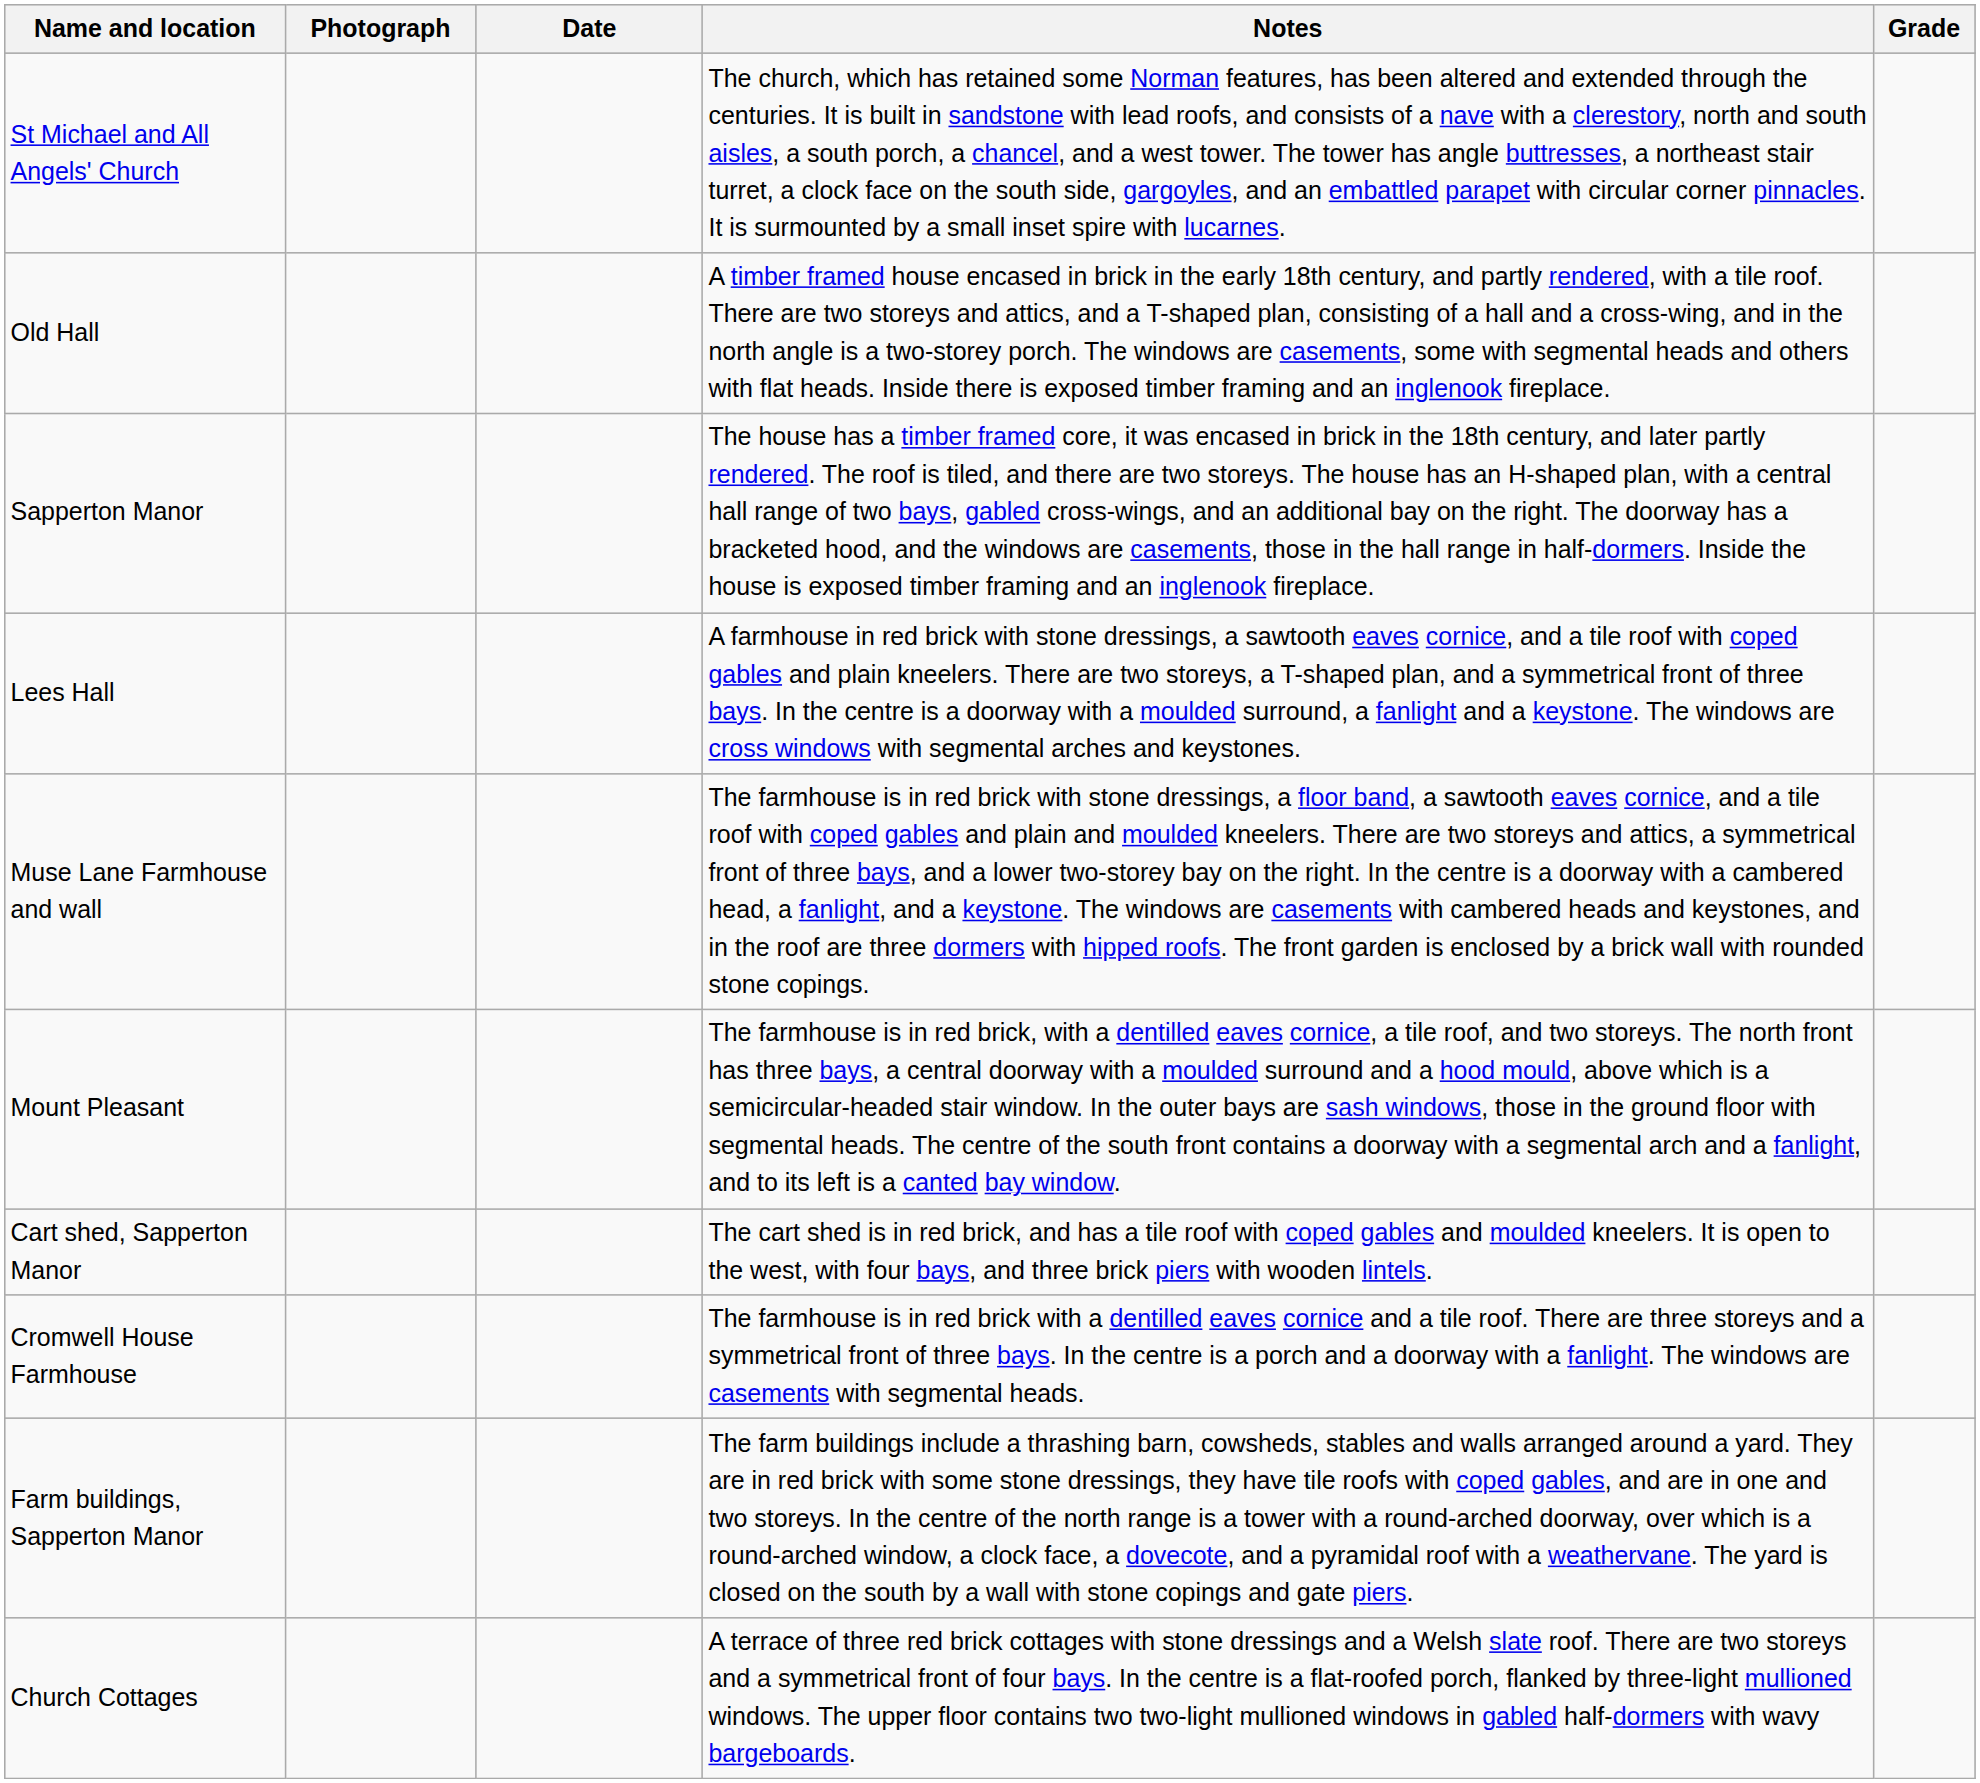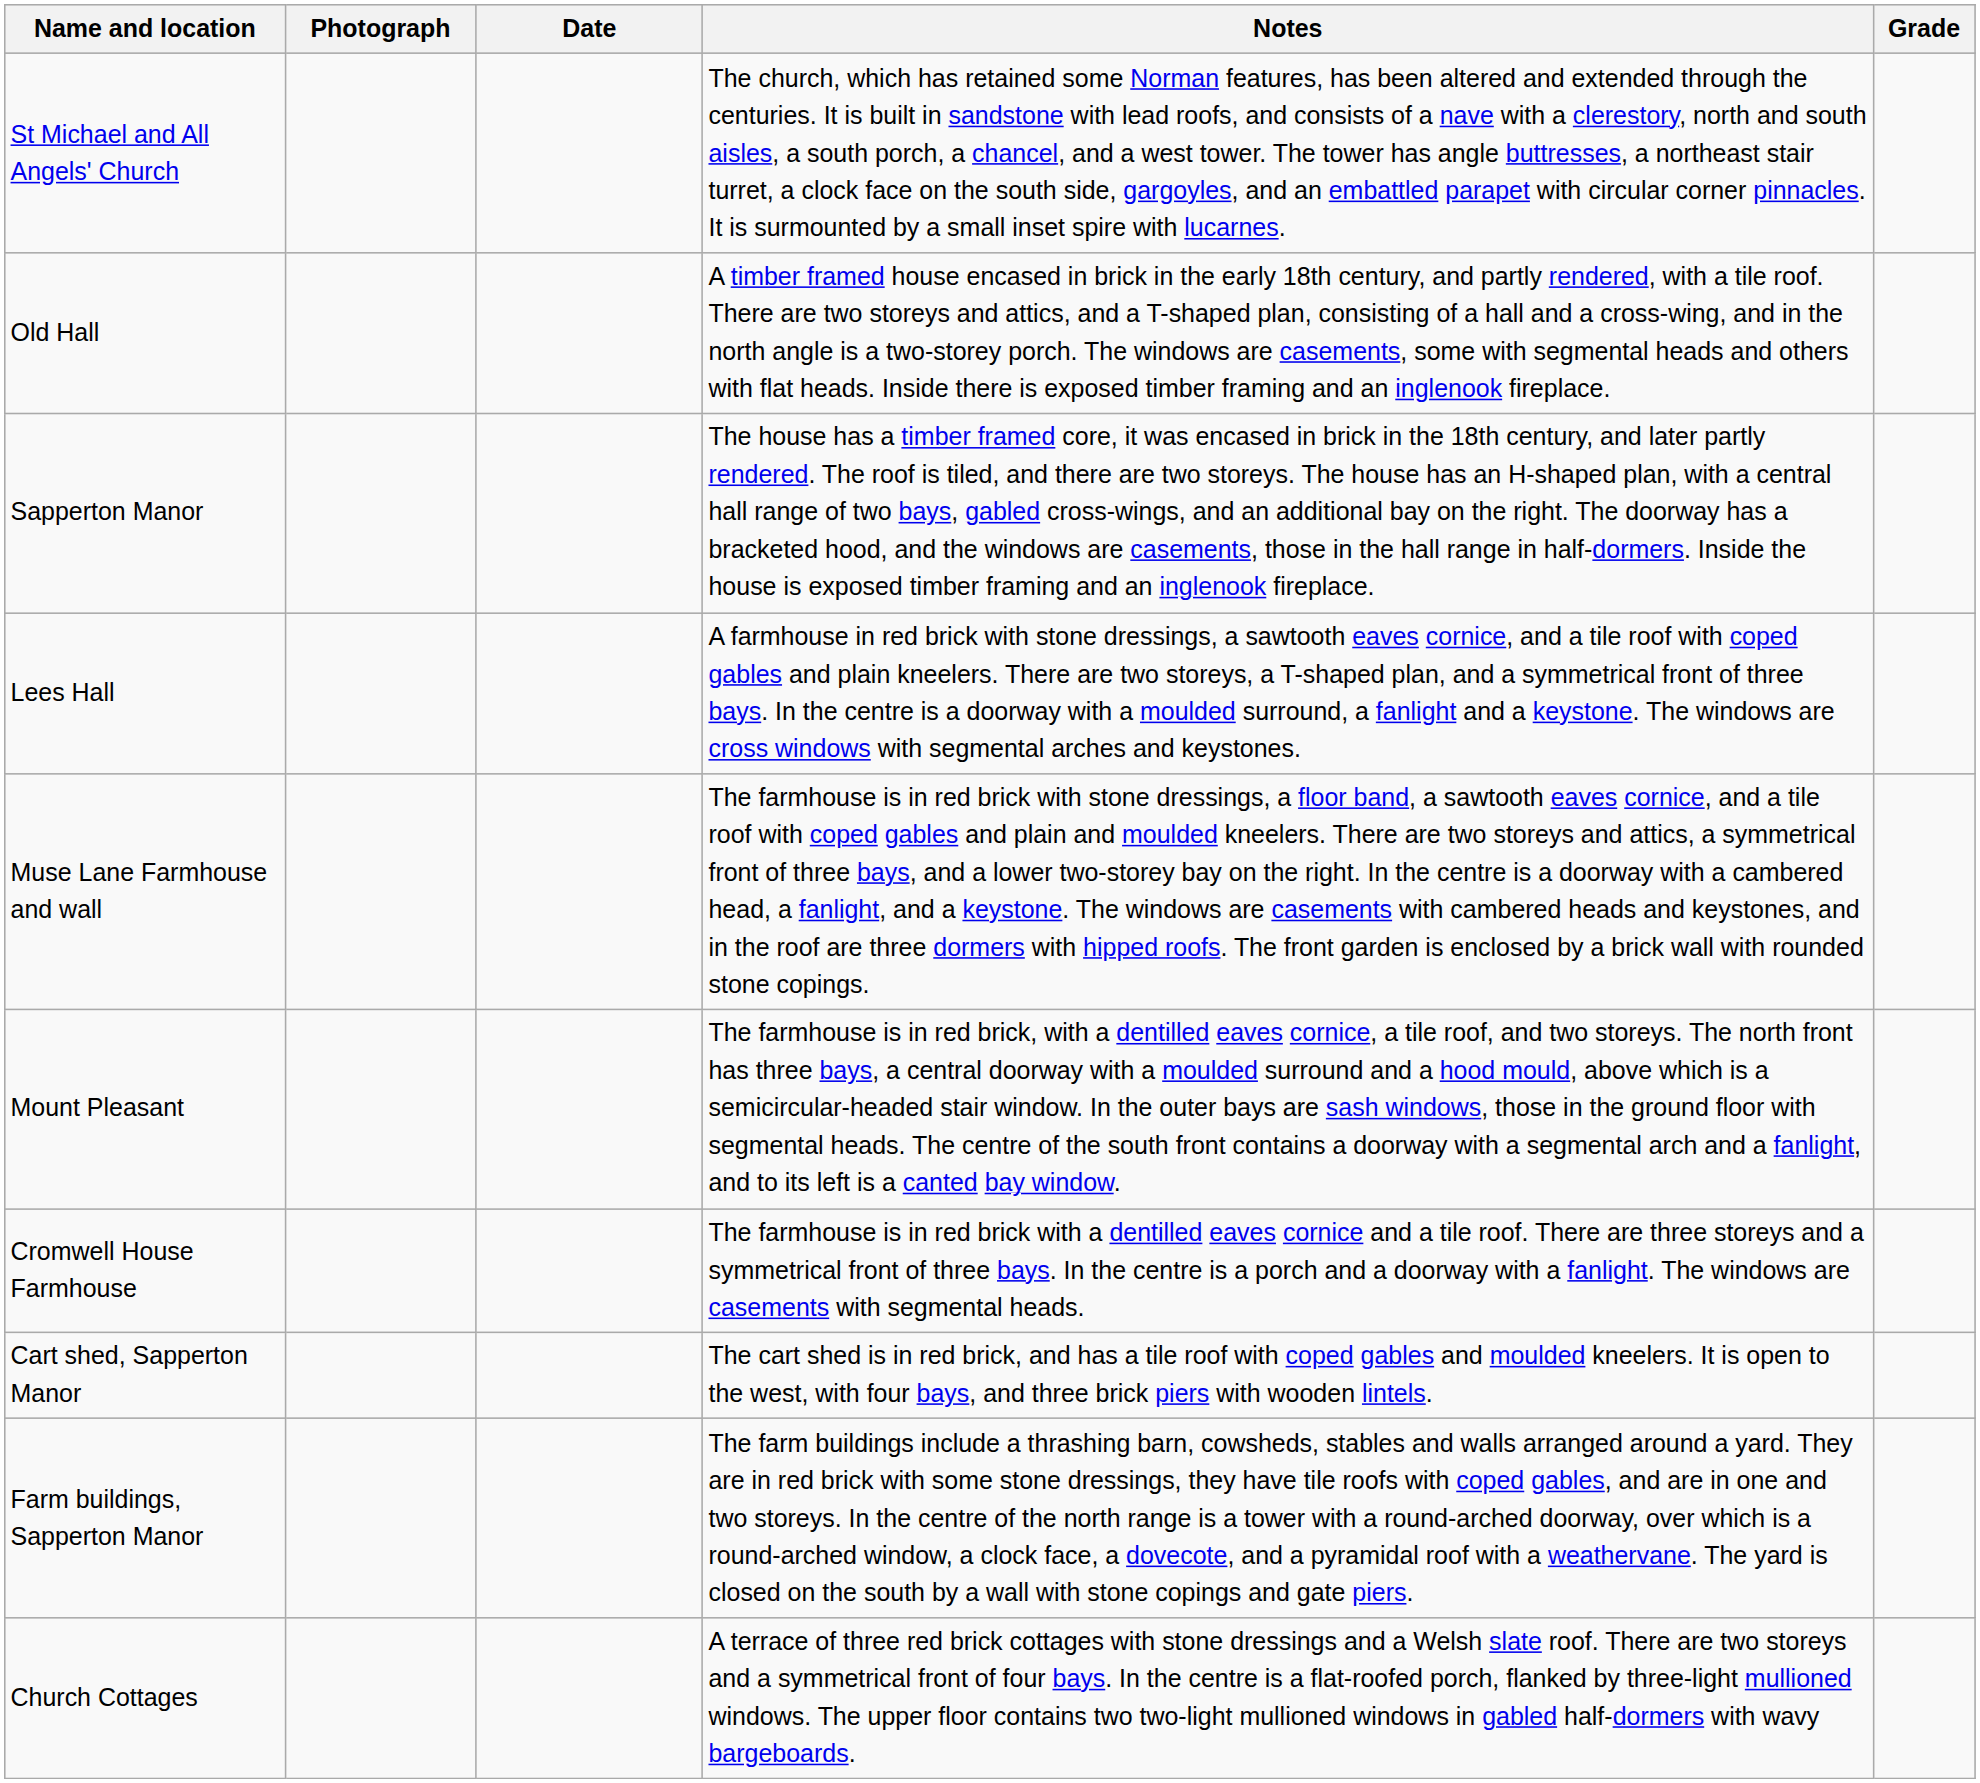rows swapped: (102, 1356) <-> (129, 1251)
